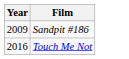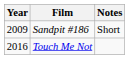+ column: (110, 12)
